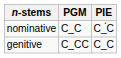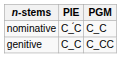columns swapped: (104, 12) <-> (75, 12)
